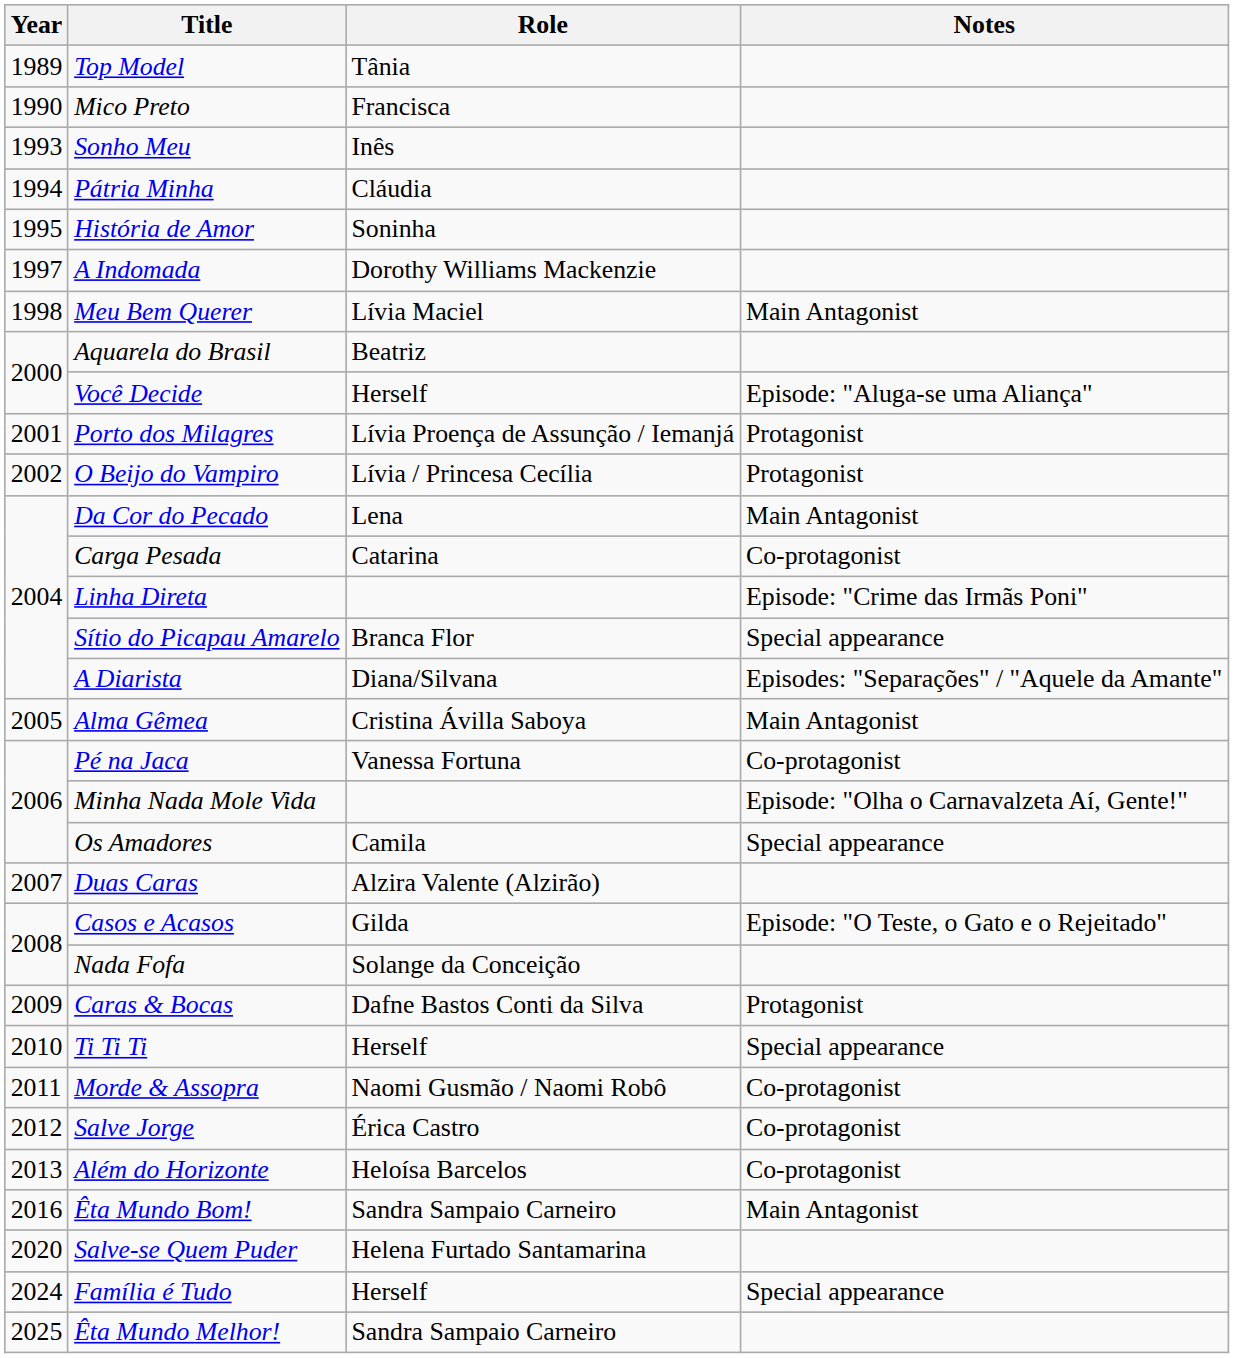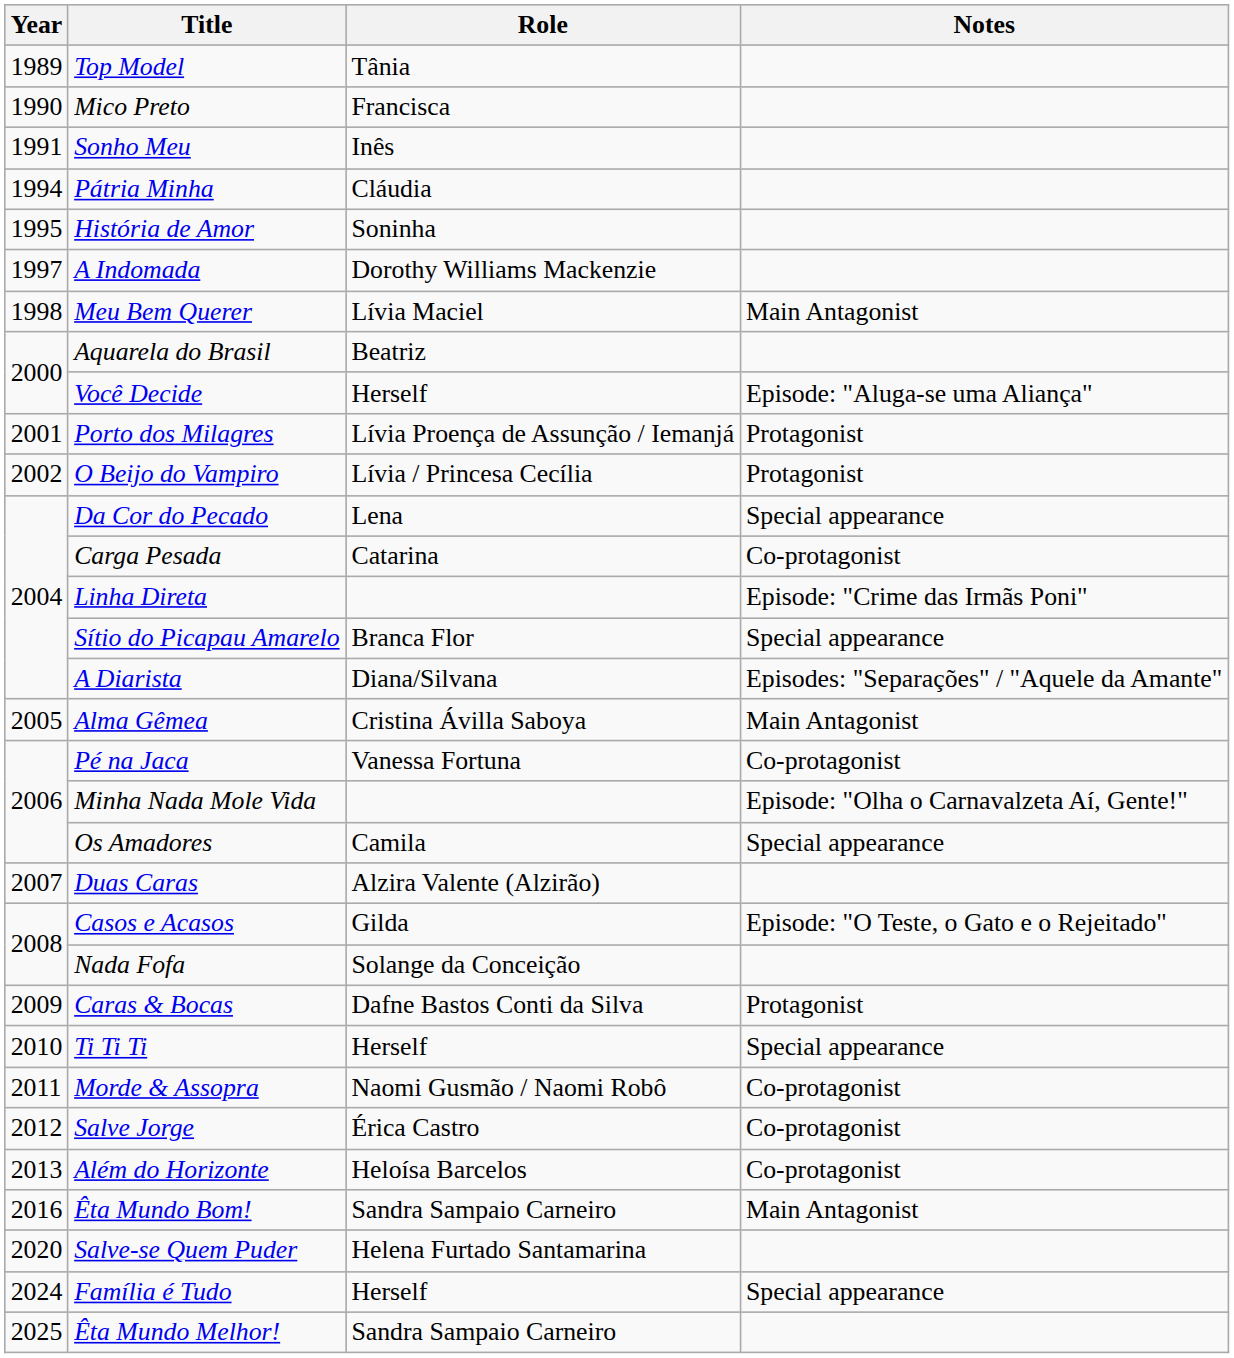(37, 147) 1993 -> (37, 147) 1991
(832, 515) Main Antagonist -> (845, 515) Special appearance
